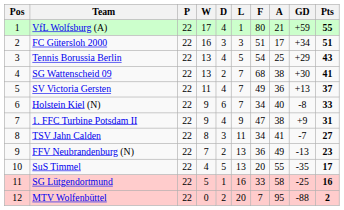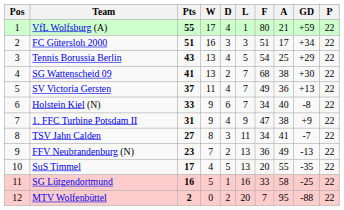columns swapped: (187, 12) <-> (327, 12)
